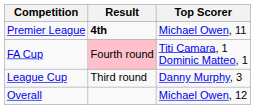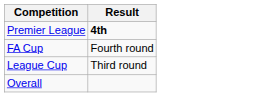- column: (203, 13)
(122, 54) pink background -> (122, 48) no background
